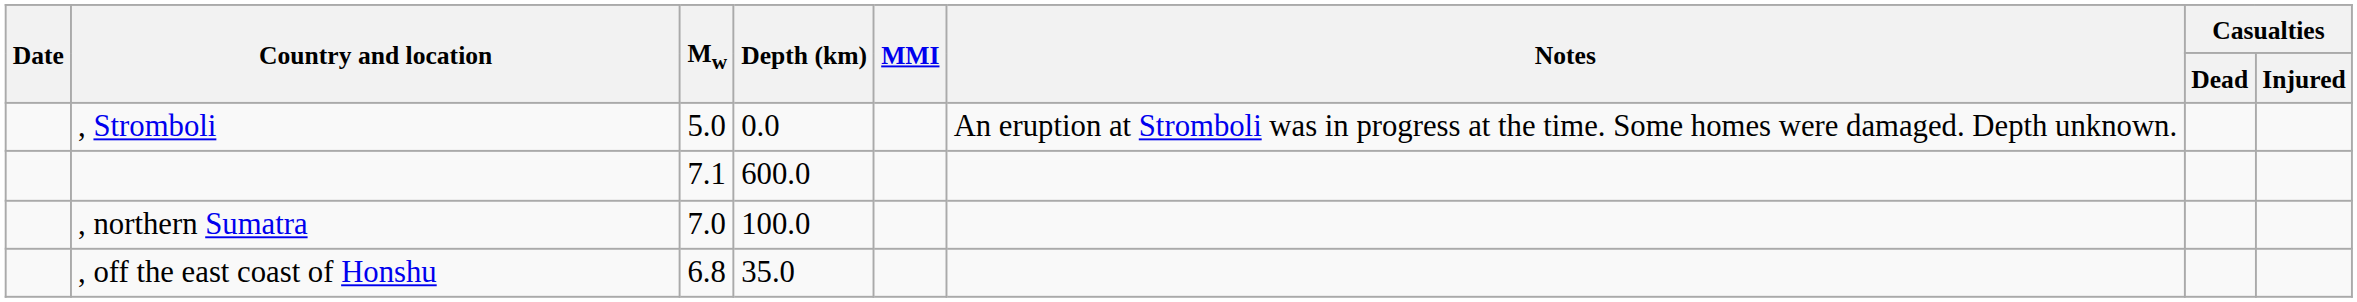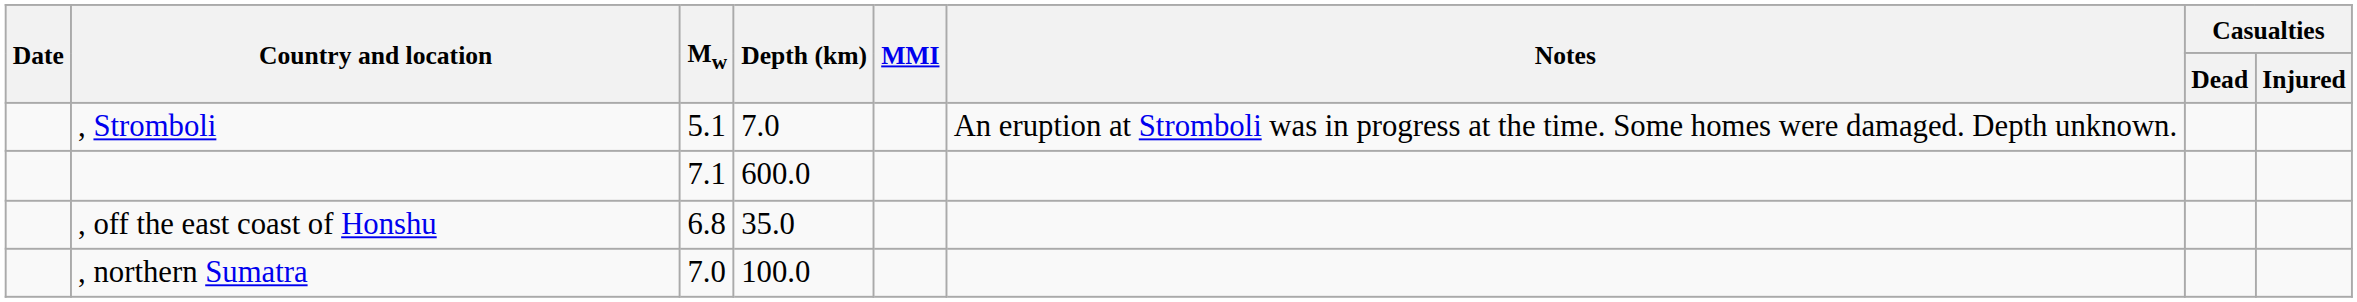(707, 126) 5.0 -> (707, 126) 5.1
(760, 126) 0.0 -> (760, 126) 7.0
rows swapped: (257, 272) <-> (193, 223)
